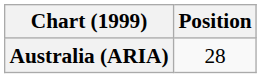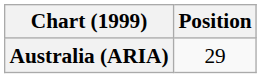(215, 55) 28 -> (215, 55) 29
